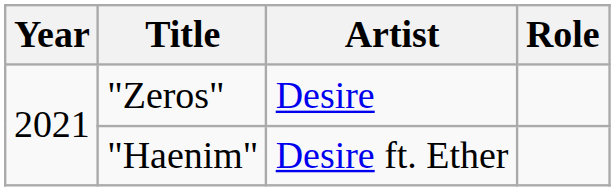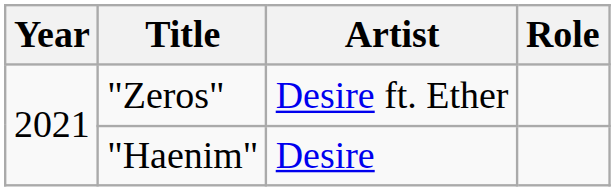(325, 94) Desire -> (392, 94) Desire ft. Ether
(392, 154) Desire ft. Ether -> (325, 154) Desire
